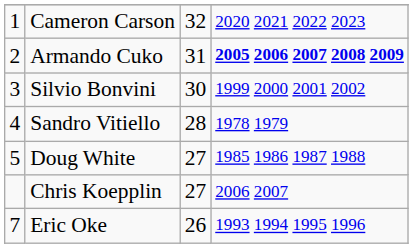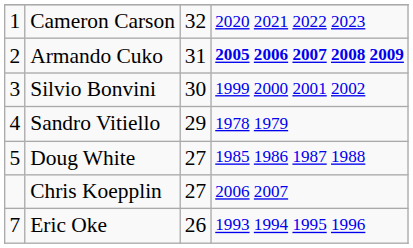(196, 123) 28 -> (196, 123) 29
